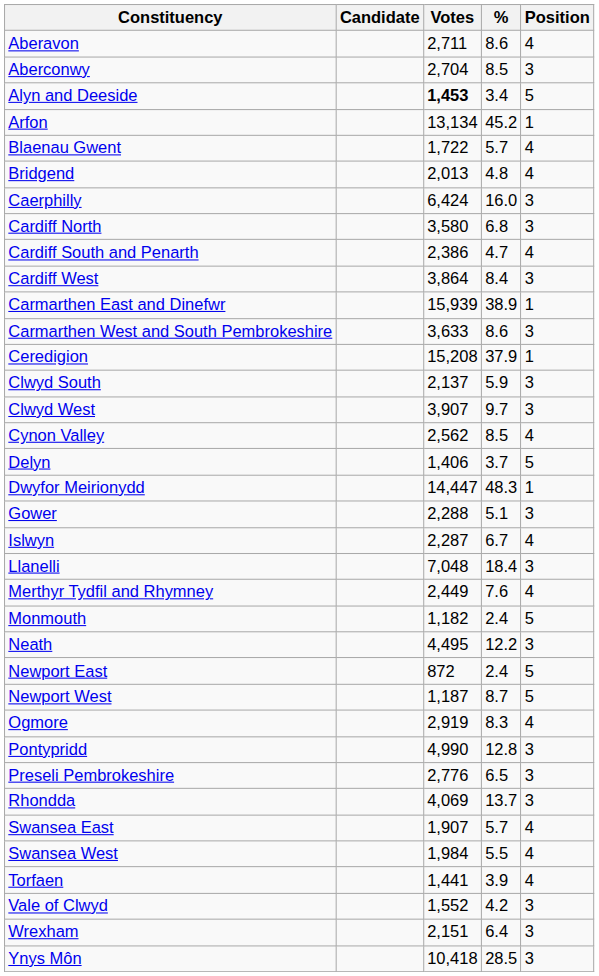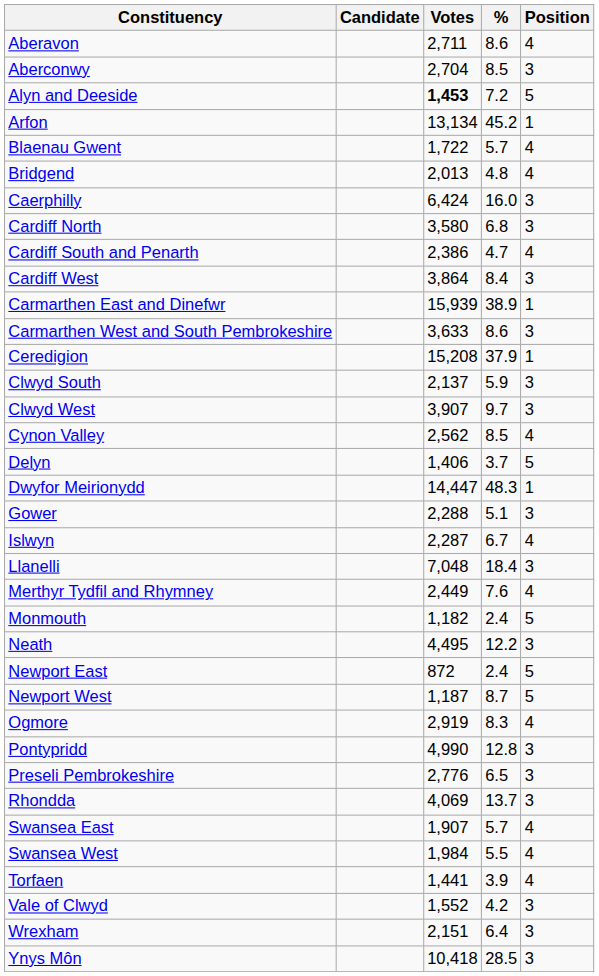(497, 95) 3.4 -> (497, 95) 7.2
